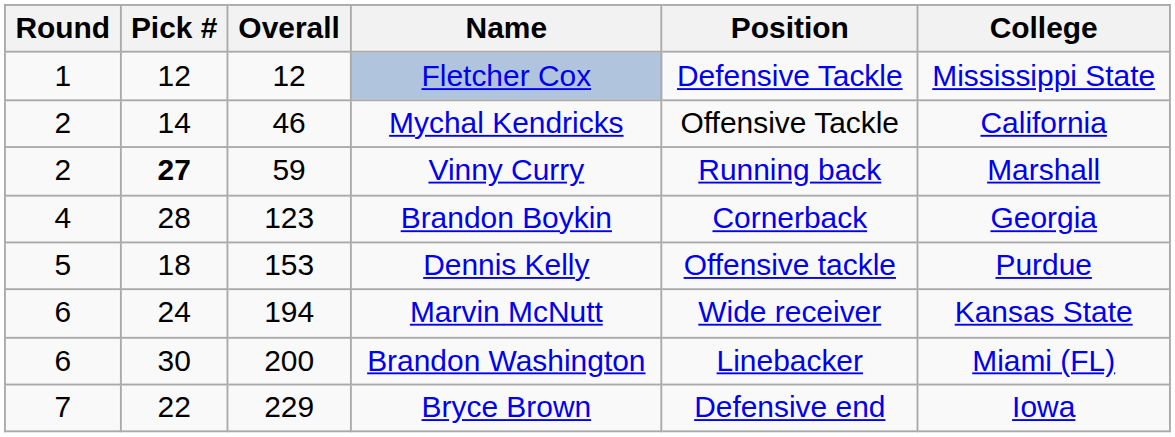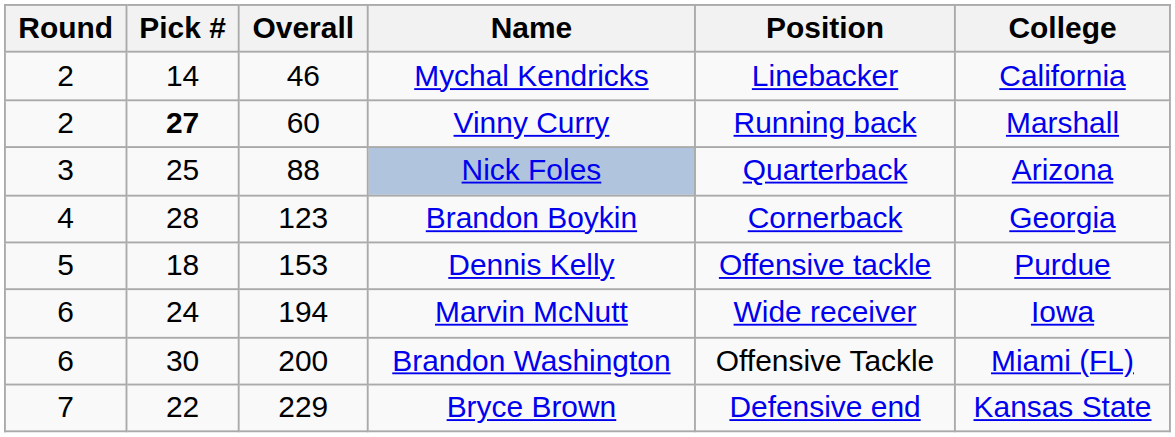- row: (506, 75)
(790, 123) Offensive Tackle -> (825, 75) Linebacker
(289, 170) 59 -> (303, 123) 60
+ row: (531, 170)
(1044, 312) Kansas State -> (1063, 312) Iowa
(790, 360) Linebacker -> (825, 360) Offensive Tackle
(1044, 407) Iowa -> (1063, 407) Kansas State
